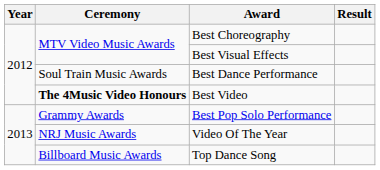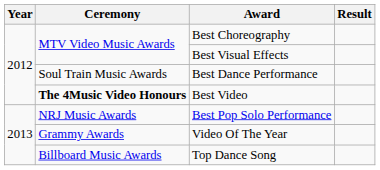(81, 114) Grammy Awards -> (87, 114) NRJ Music Awards
(87, 134) NRJ Music Awards -> (81, 134) Grammy Awards
